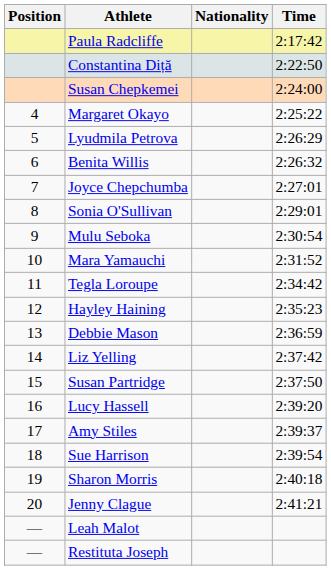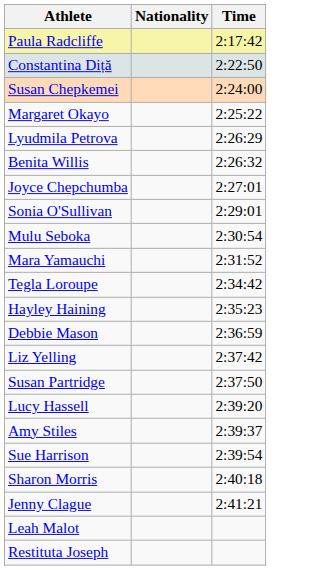- column: (34, 16)
